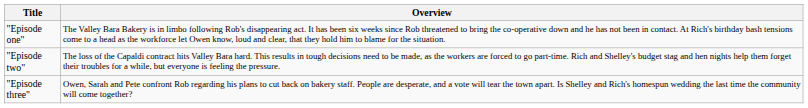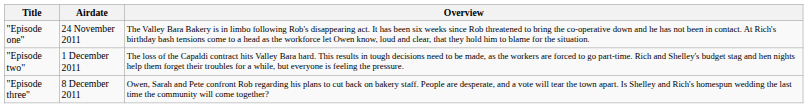+ column: (92, 12)
